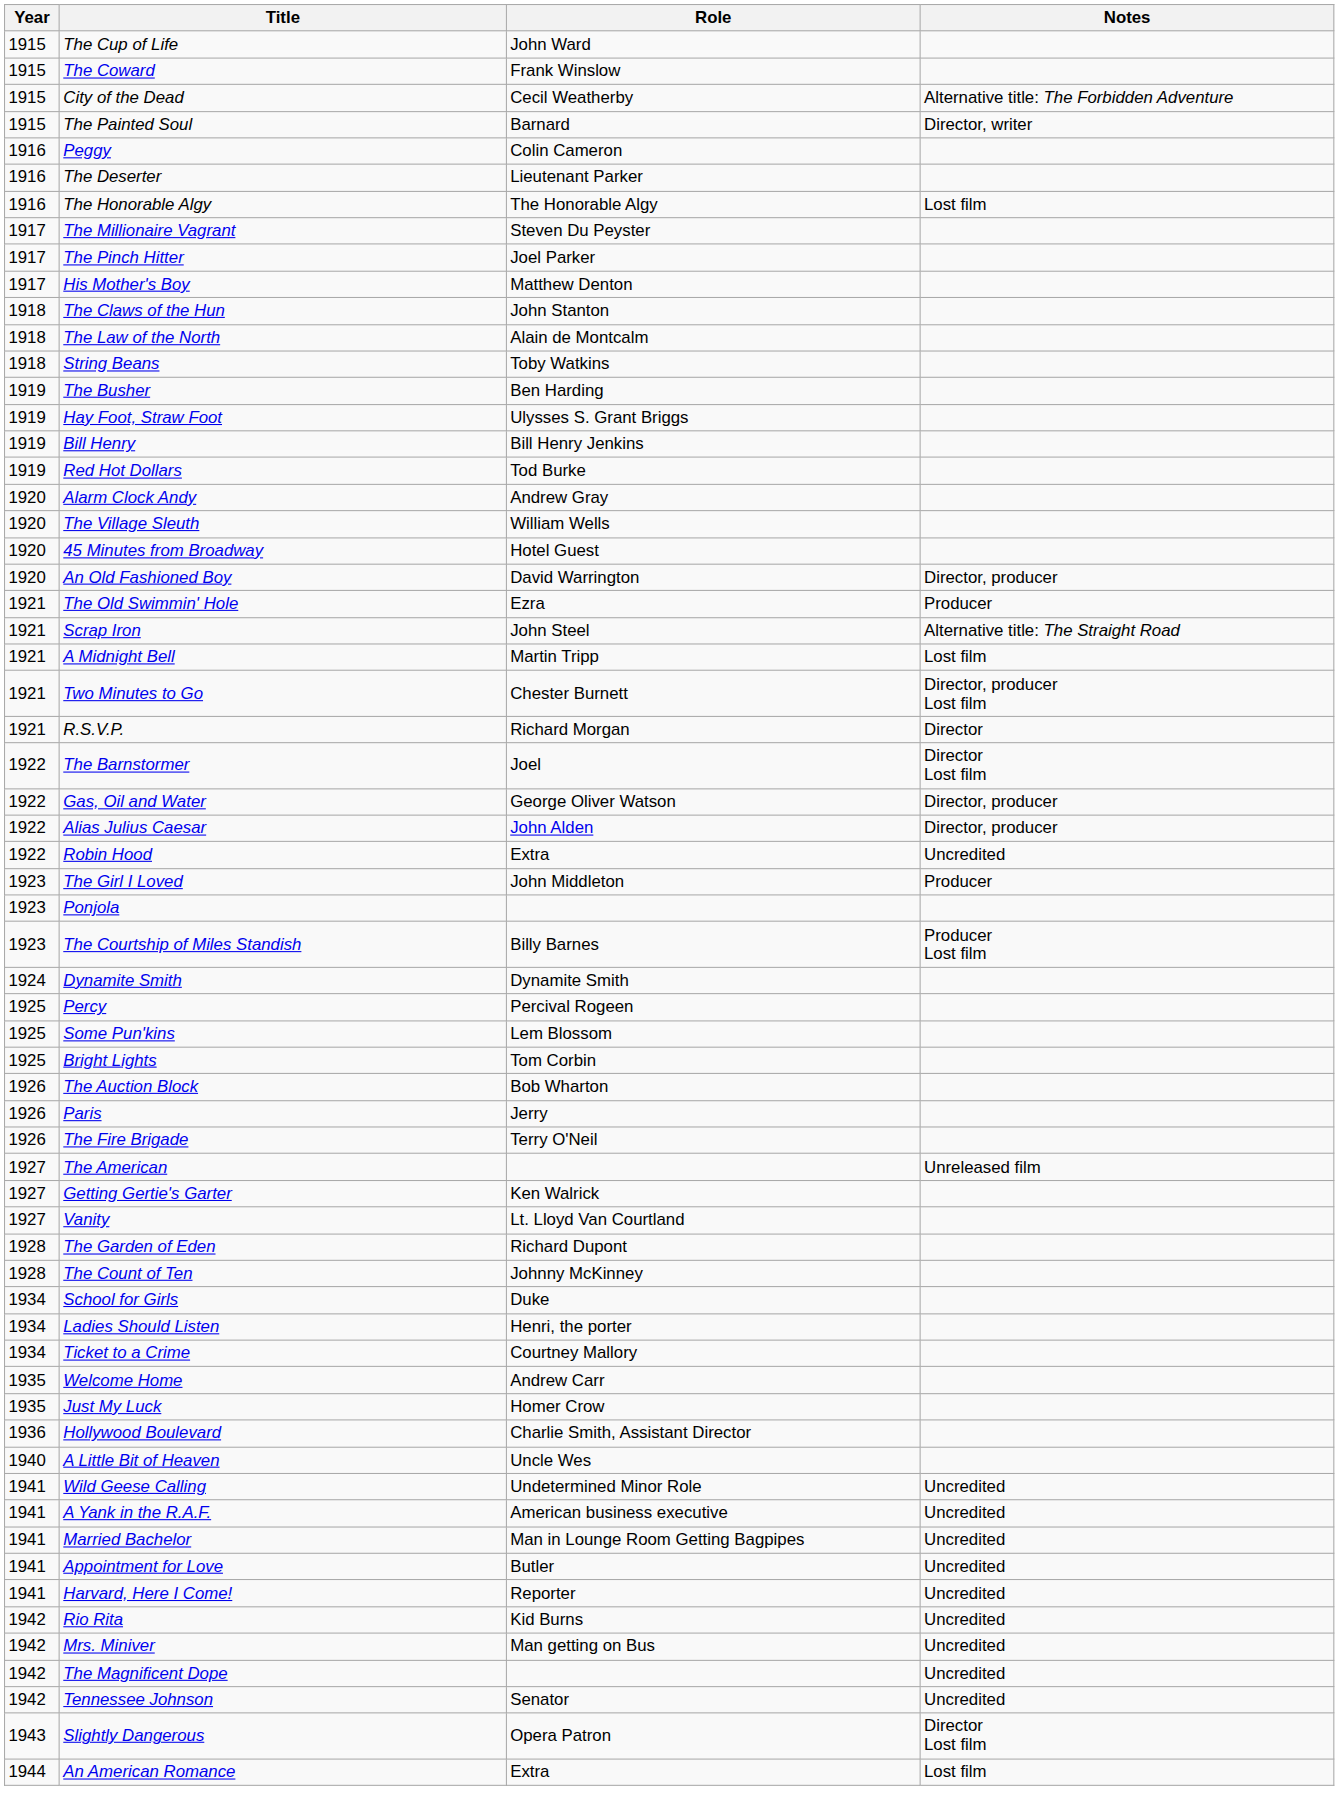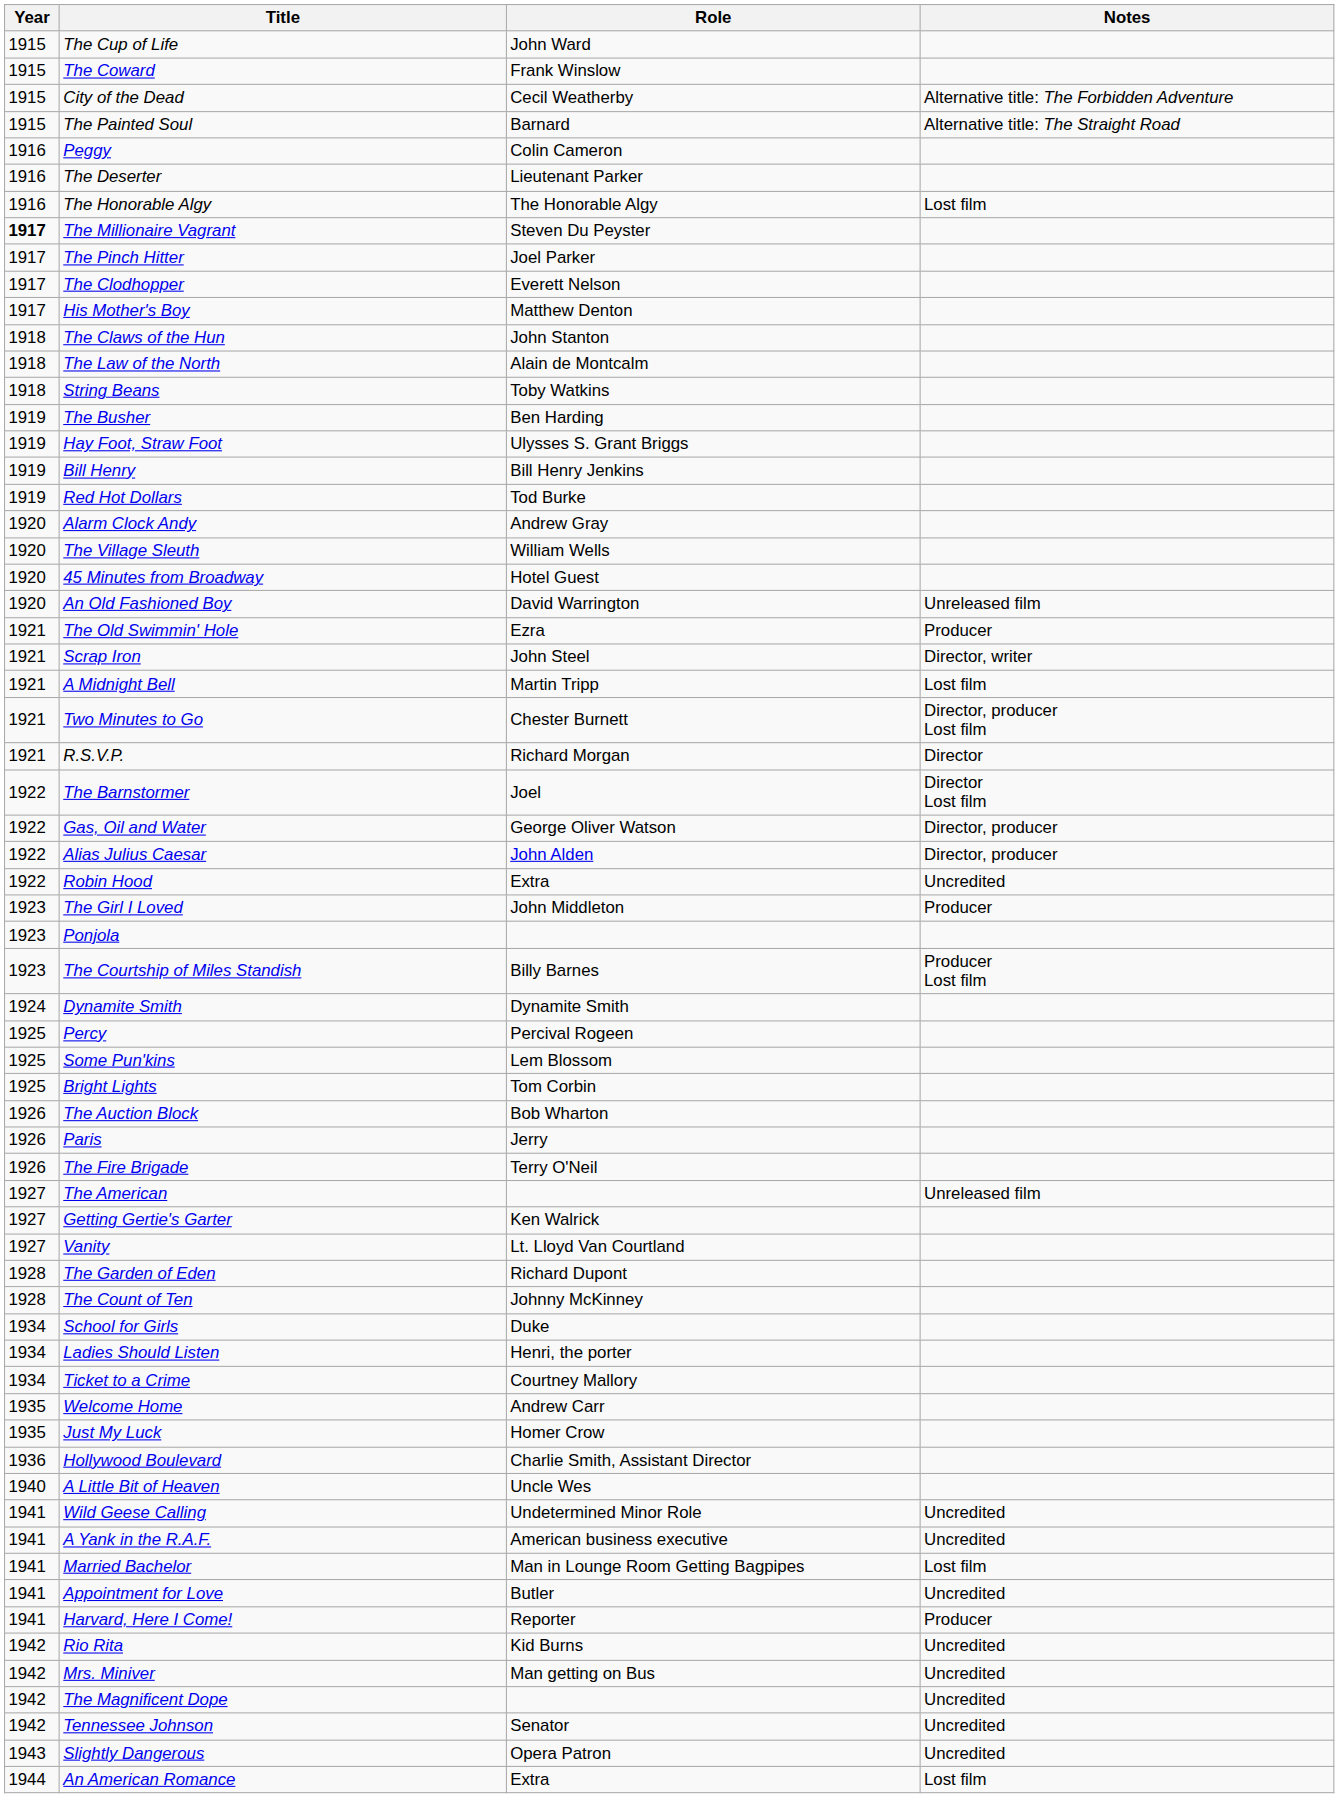(978, 124) Director, writer -> (1052, 124) Alternative title: The Straight Road
(27, 230) normal -> (27, 230) bold
+ row: (124, 284)
(991, 577) Director, producer -> (982, 603) Unreleased film
(1052, 630) Alternative title: The Straight Road -> (978, 657) Director, writer
(965, 1539) Uncredited -> (955, 1566) Lost film
(965, 1593) Uncredited -> (958, 1619) Producer
(955, 1735) Director Lost film -> (965, 1753) Uncredited
